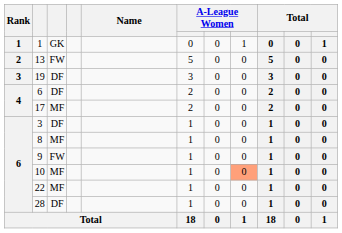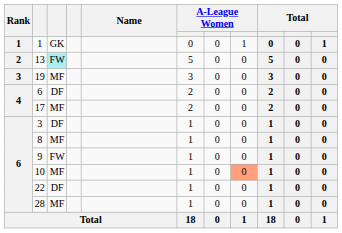(57, 60) no background -> (57, 60) paleturquoise background
(57, 76) DF -> (57, 76) MF
(57, 188) MF -> (57, 188) DF
(57, 204) DF -> (57, 204) MF
